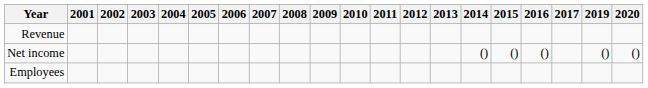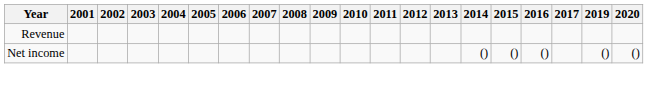- row: (37, 72)
